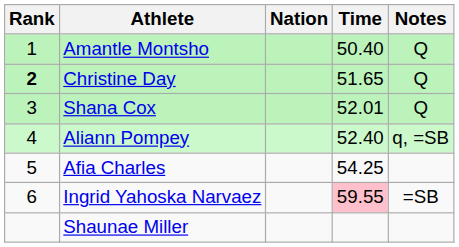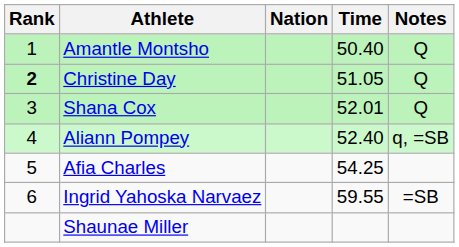(360, 78) 51.65 -> (360, 78) 51.05
(360, 197) pink background -> (360, 197) no background
